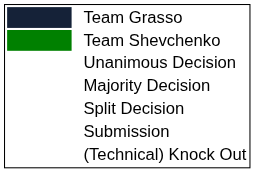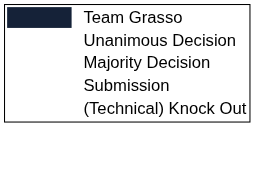- row: (152, 40)
- row: (134, 109)
